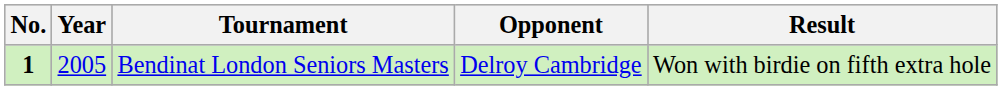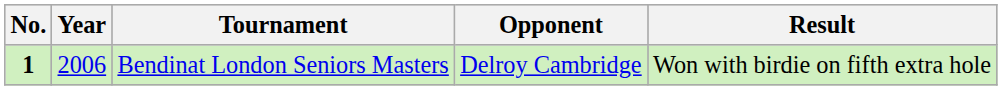(82, 64) 2005 -> (82, 64) 2006
